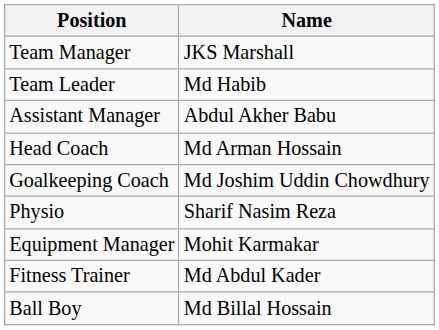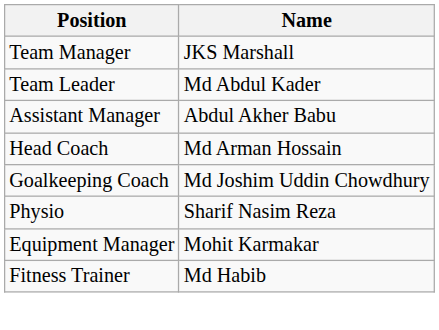(225, 84) Md Habib -> (252, 84) Md Abdul Kader
(252, 276) Md Abdul Kader -> (225, 276) Md Habib
- row: (45, 308)
